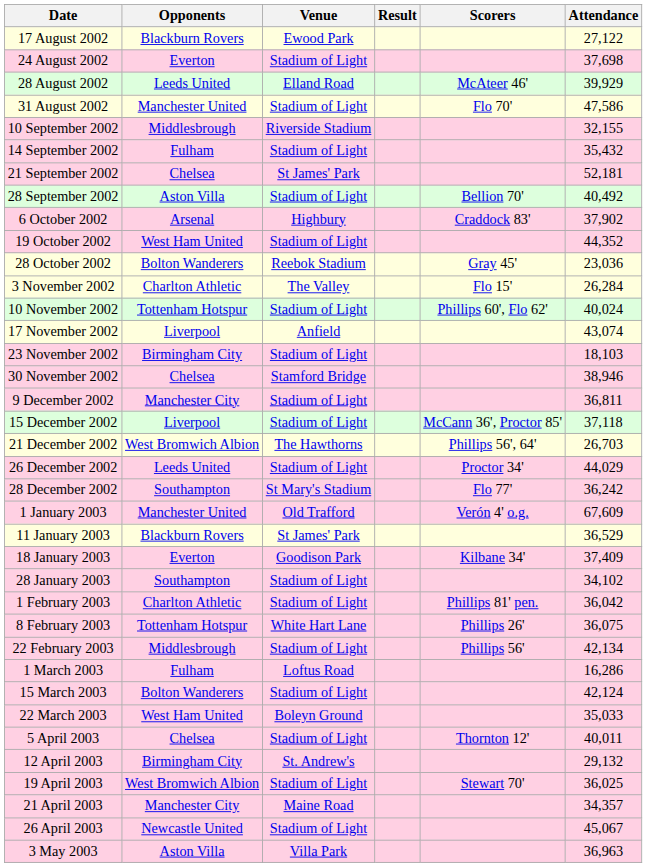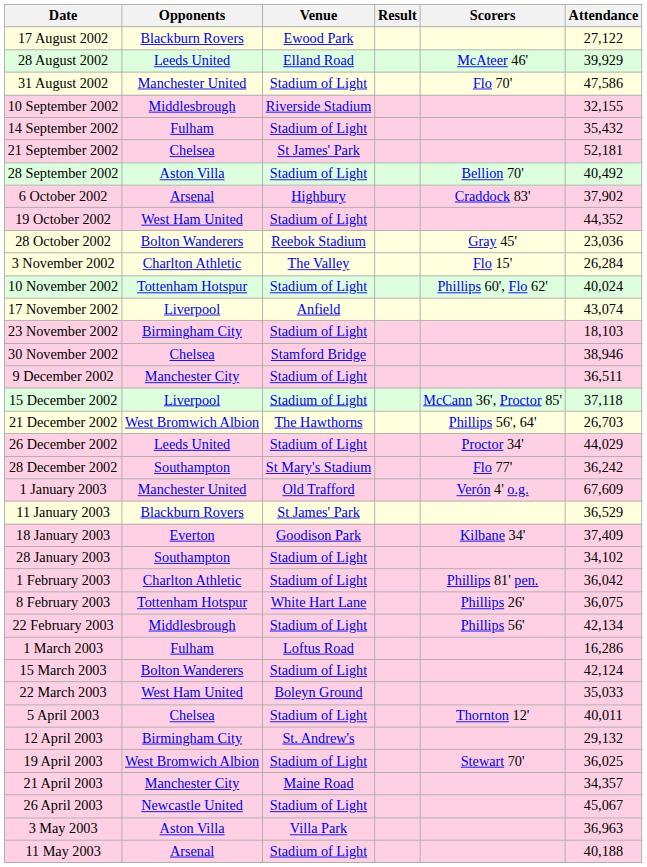- row: (63, 60)
(603, 399) 36,811 -> (603, 377) 36,511
+ row: (63, 851)
